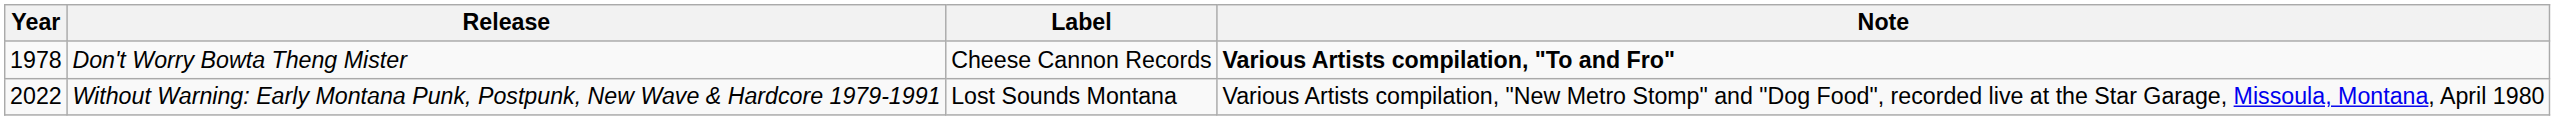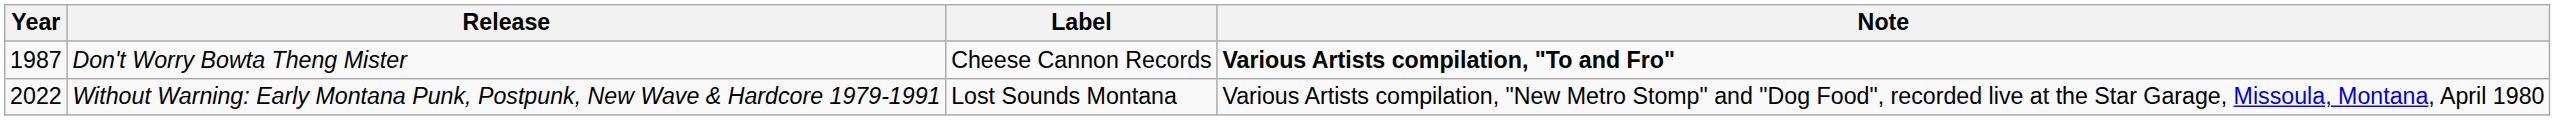(36, 59) 1978 -> (36, 59) 1987
